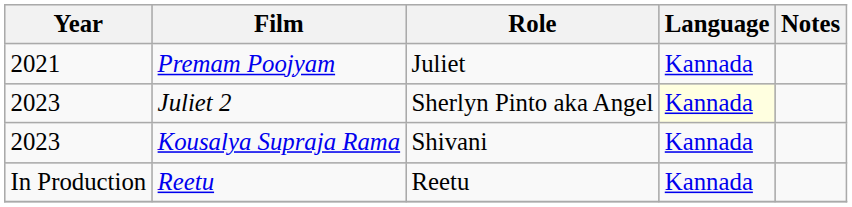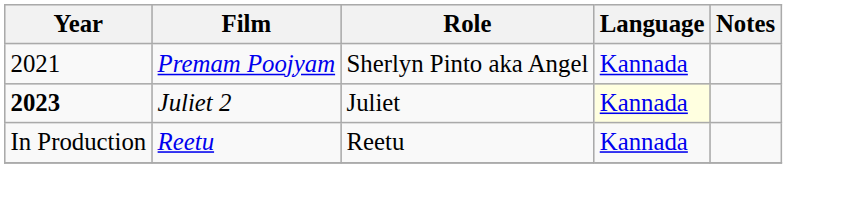(438, 63) Juliet -> (467, 63) Sherlyn Pinto aka Angel
(35, 102) normal -> (35, 102) bold
(532, 102) Sherlyn Pinto aka Angel -> (373, 102) Juliet
- row: (279, 142)
